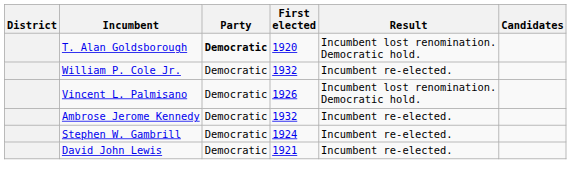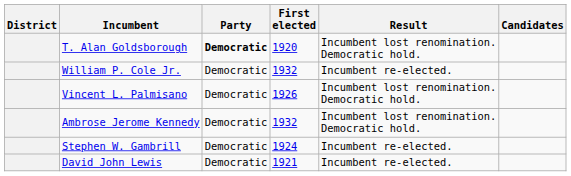(387, 117) Incumbent re-elected. -> (409, 123) Incumbent lost renomination. Democratic hold.
